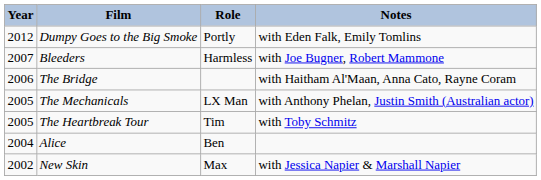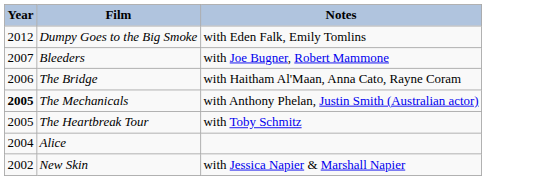- column: (228, 15)
(20, 101) normal -> (20, 101) bold
